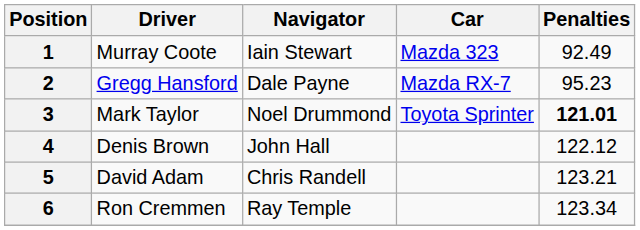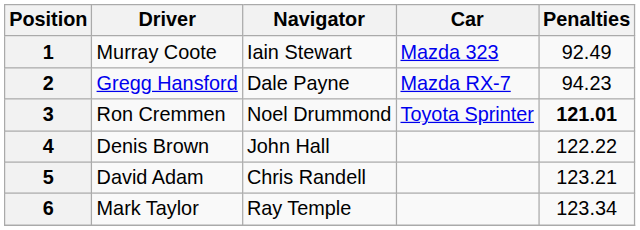(587, 83) 95.23 -> (587, 83) 94.23
(148, 114) Mark Taylor -> (161, 114) Ron Cremmen
(587, 146) 122.12 -> (587, 146) 122.22
(161, 209) Ron Cremmen -> (148, 209) Mark Taylor
